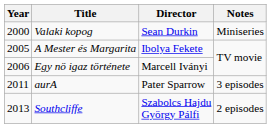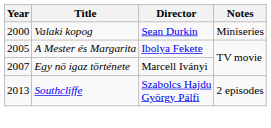(18, 66) 2006 -> (18, 66) 2007
- row: (46, 84)
